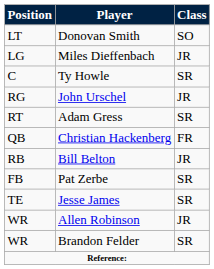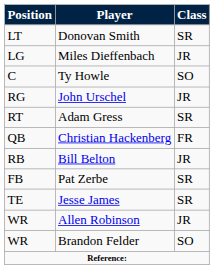(185, 35) SO -> (185, 35) SR
(185, 76) SR -> (185, 76) SO
(185, 240) SR -> (185, 240) SO
